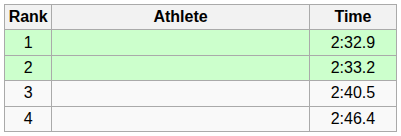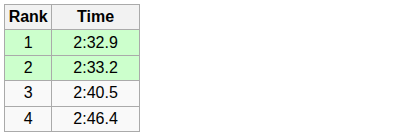- column: (181, 17)
